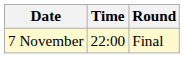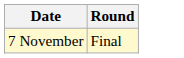- column: (108, 16)
